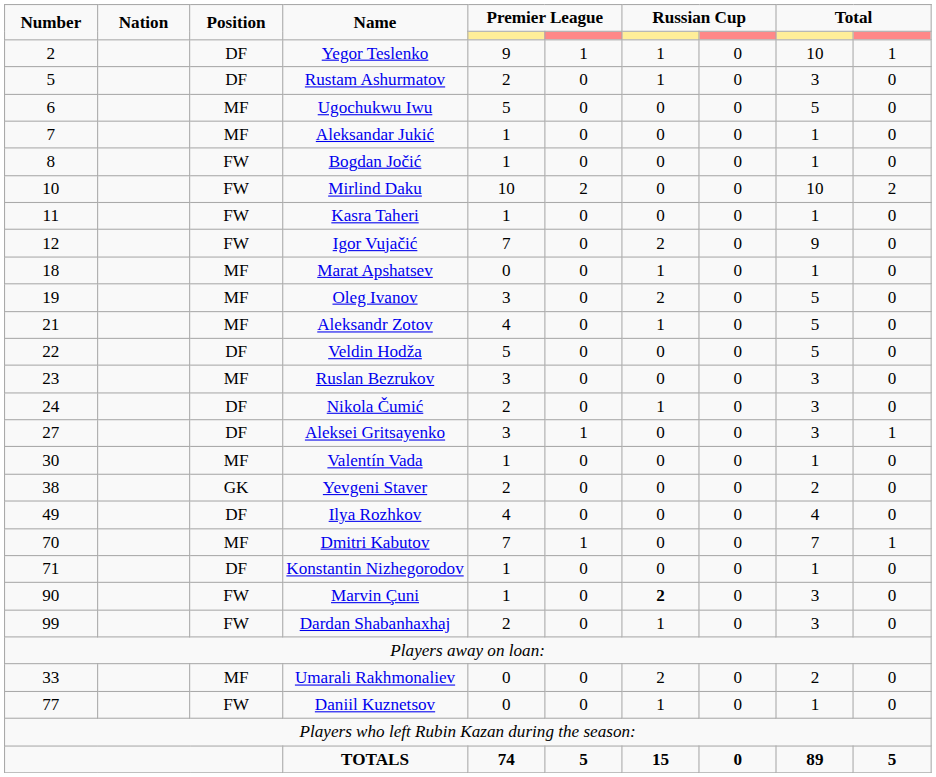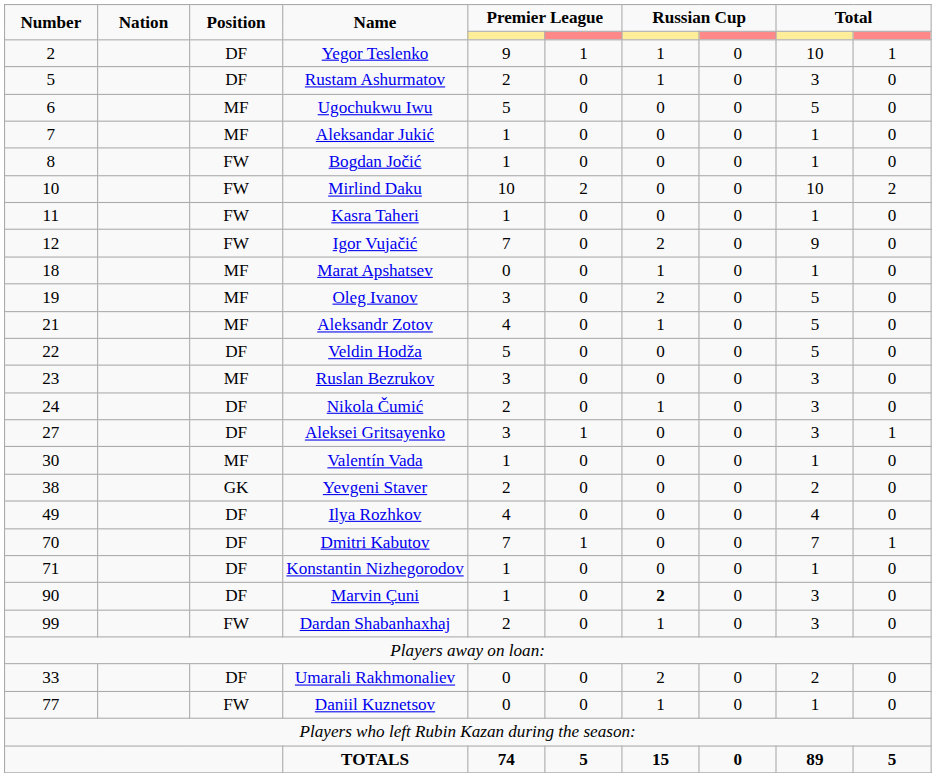(236, 541) MF -> (236, 541) DF
(236, 596) FW -> (236, 596) DF
(236, 677) MF -> (236, 677) DF
